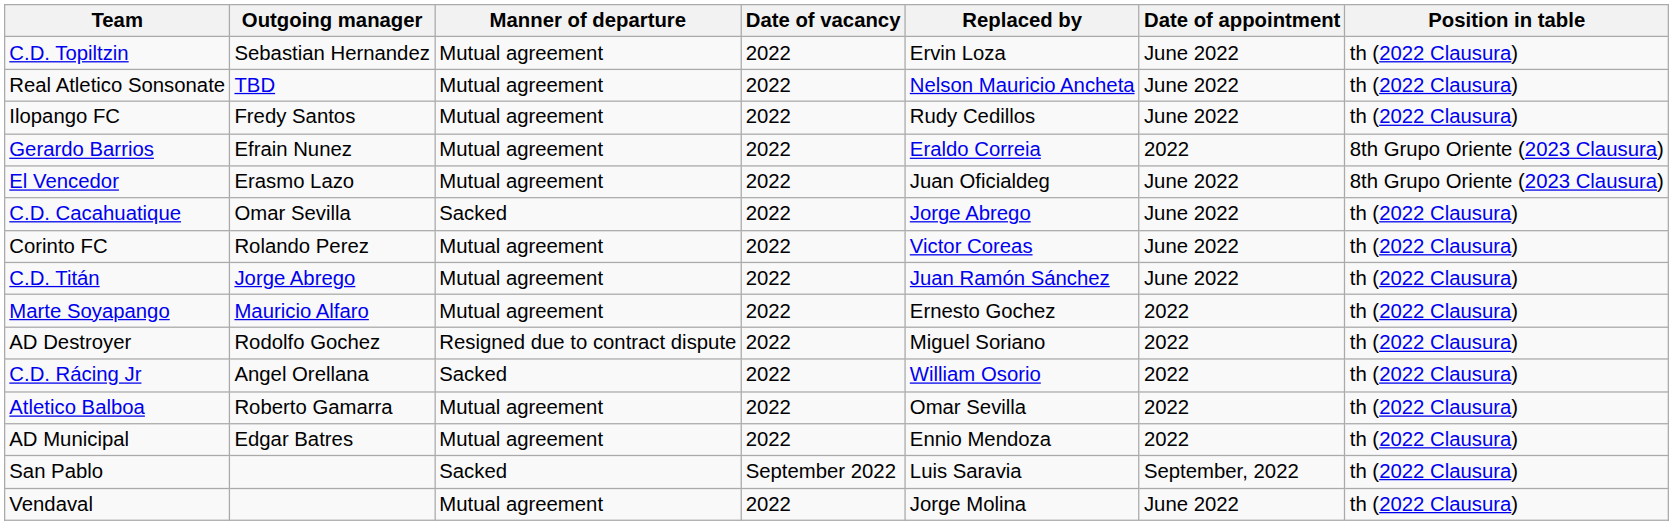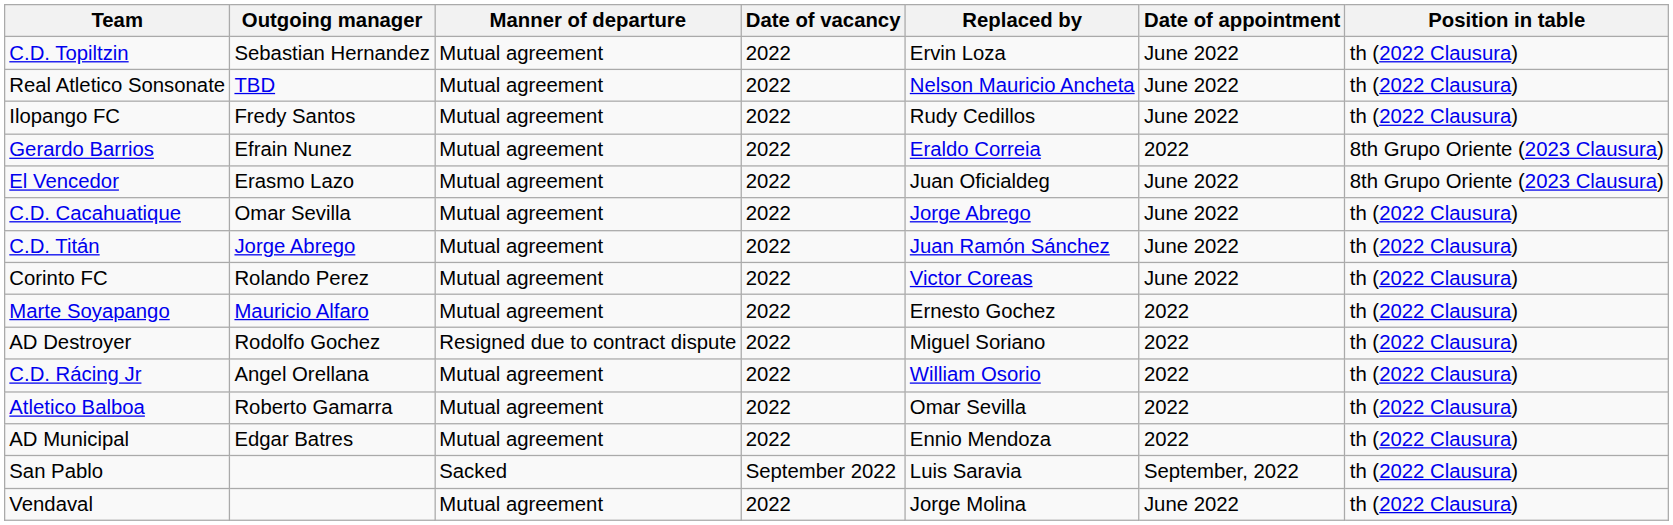(473, 213) Sacked -> (521, 213) Mutual agreement
rows swapped: (58, 246) <-> (54, 278)
(473, 375) Sacked -> (521, 375) Mutual agreement
